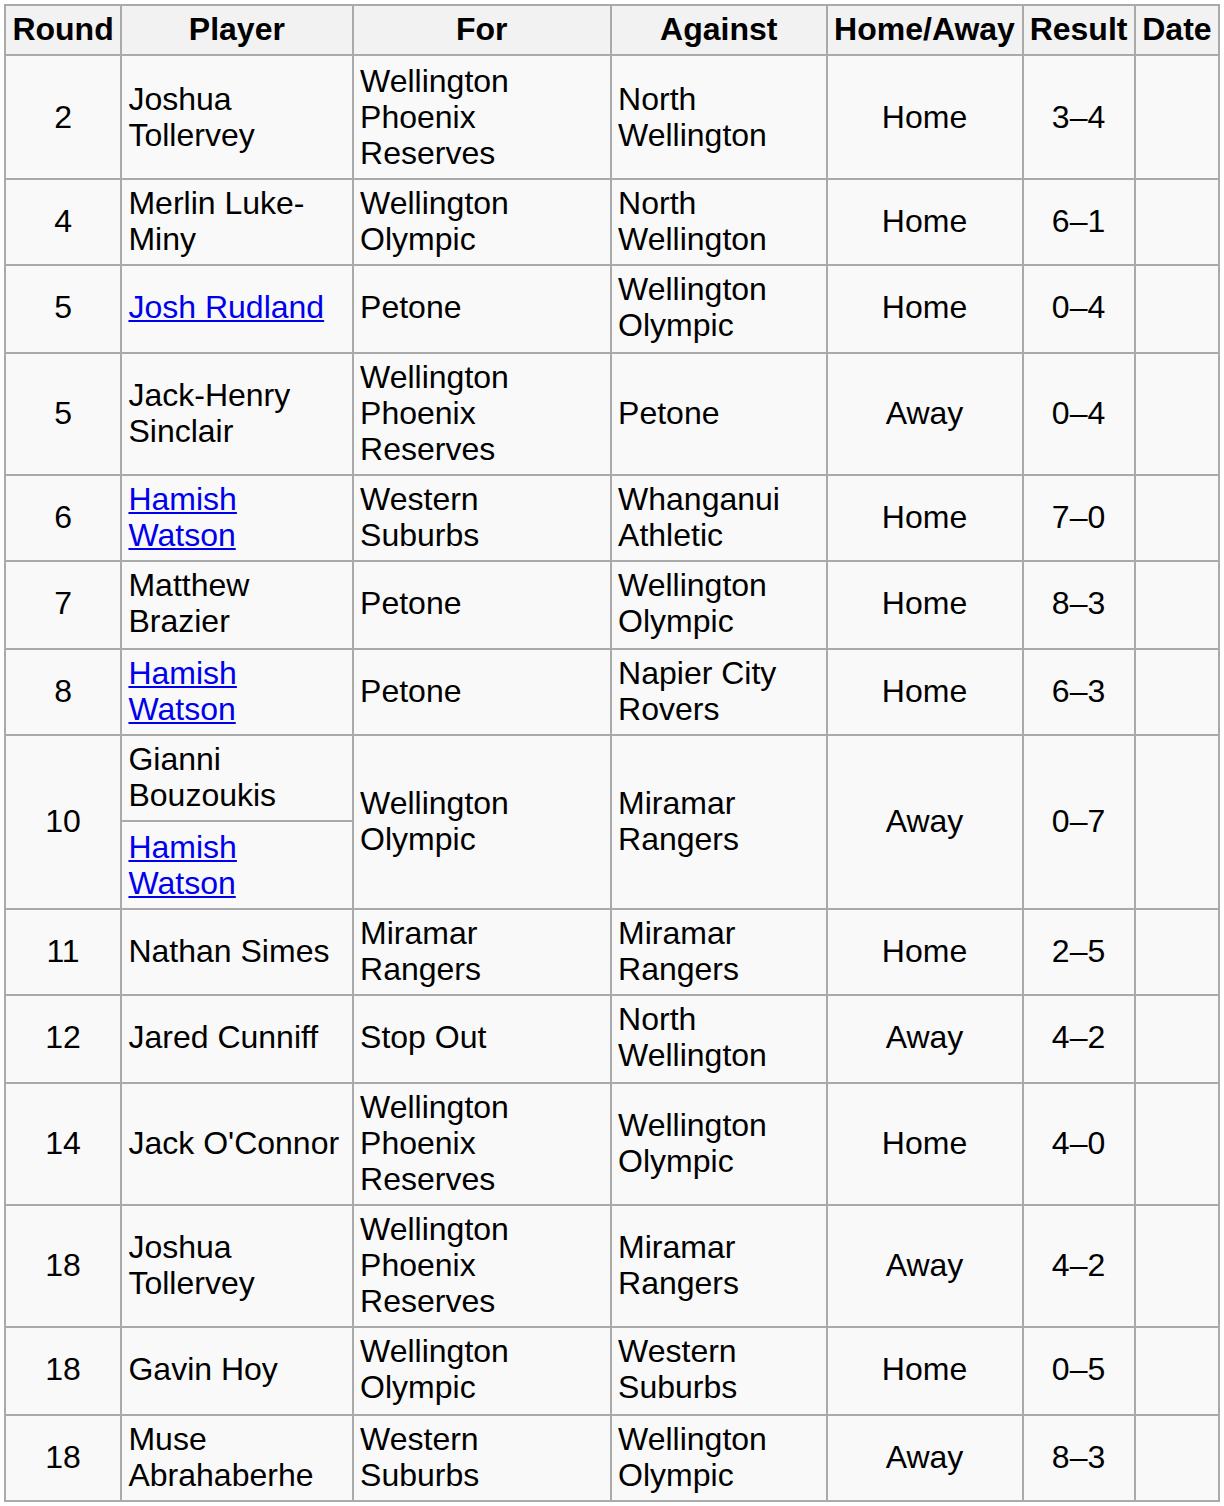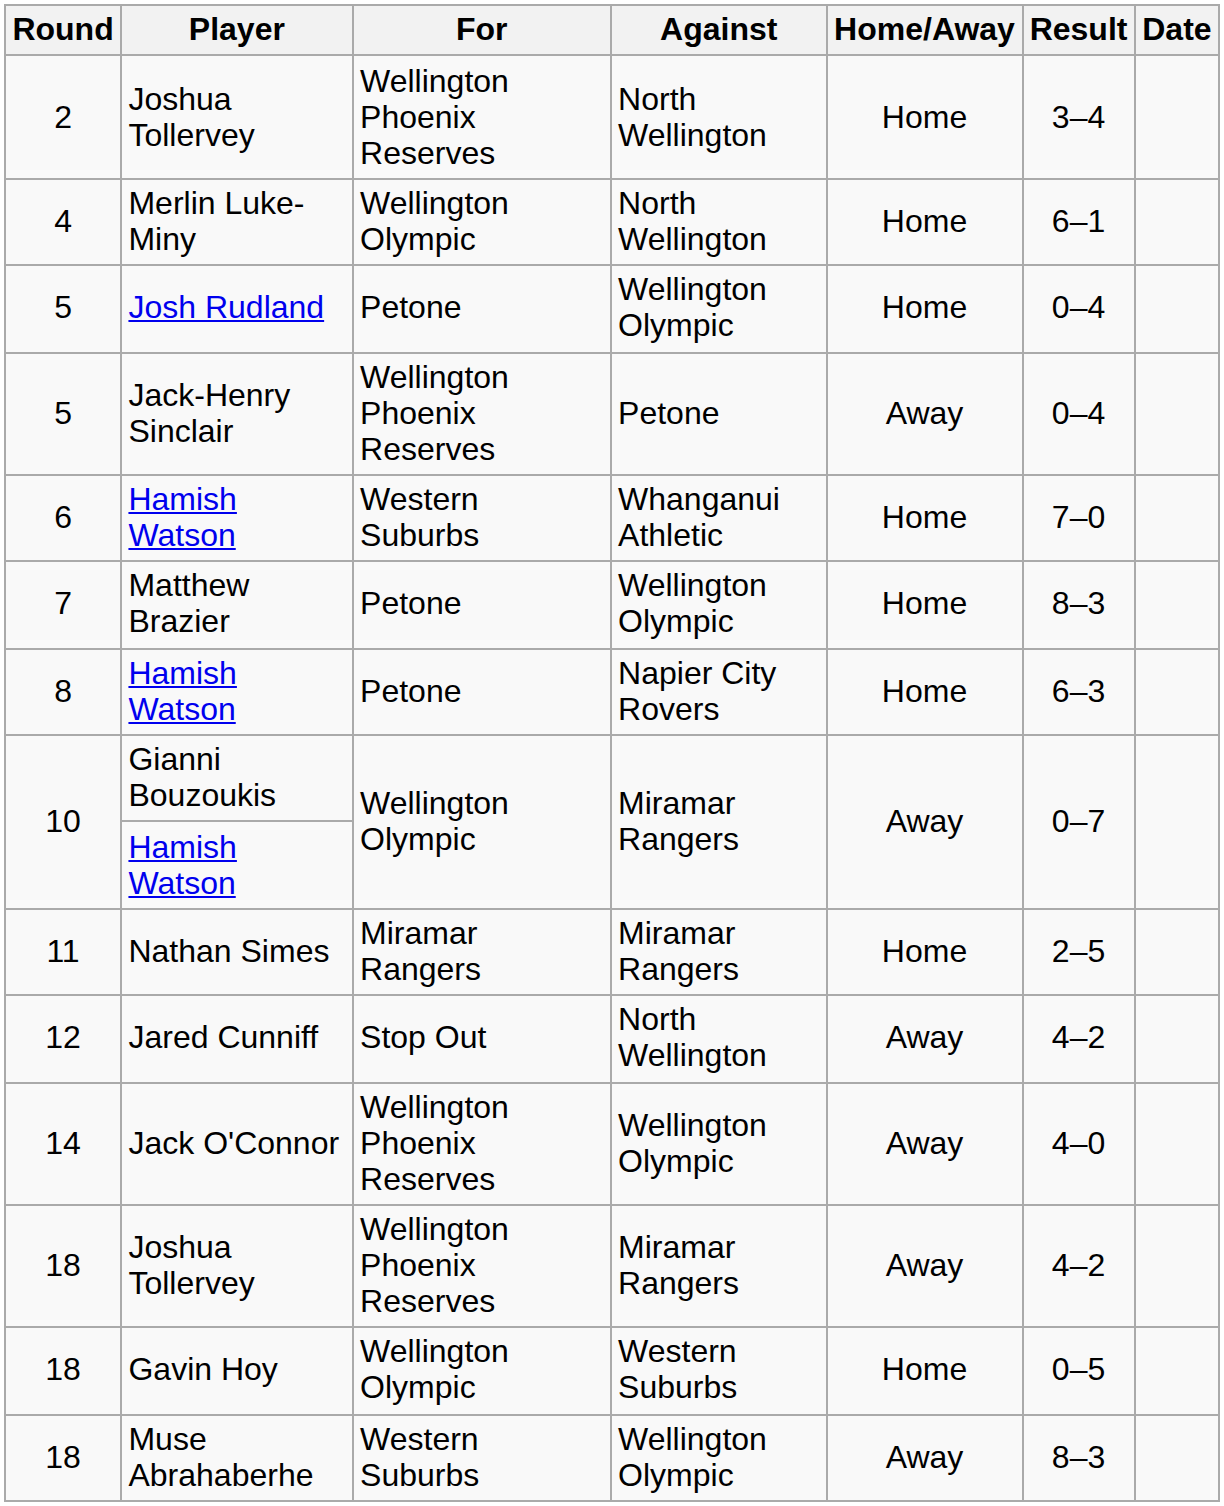(924, 1142) Home -> (924, 1142) Away
